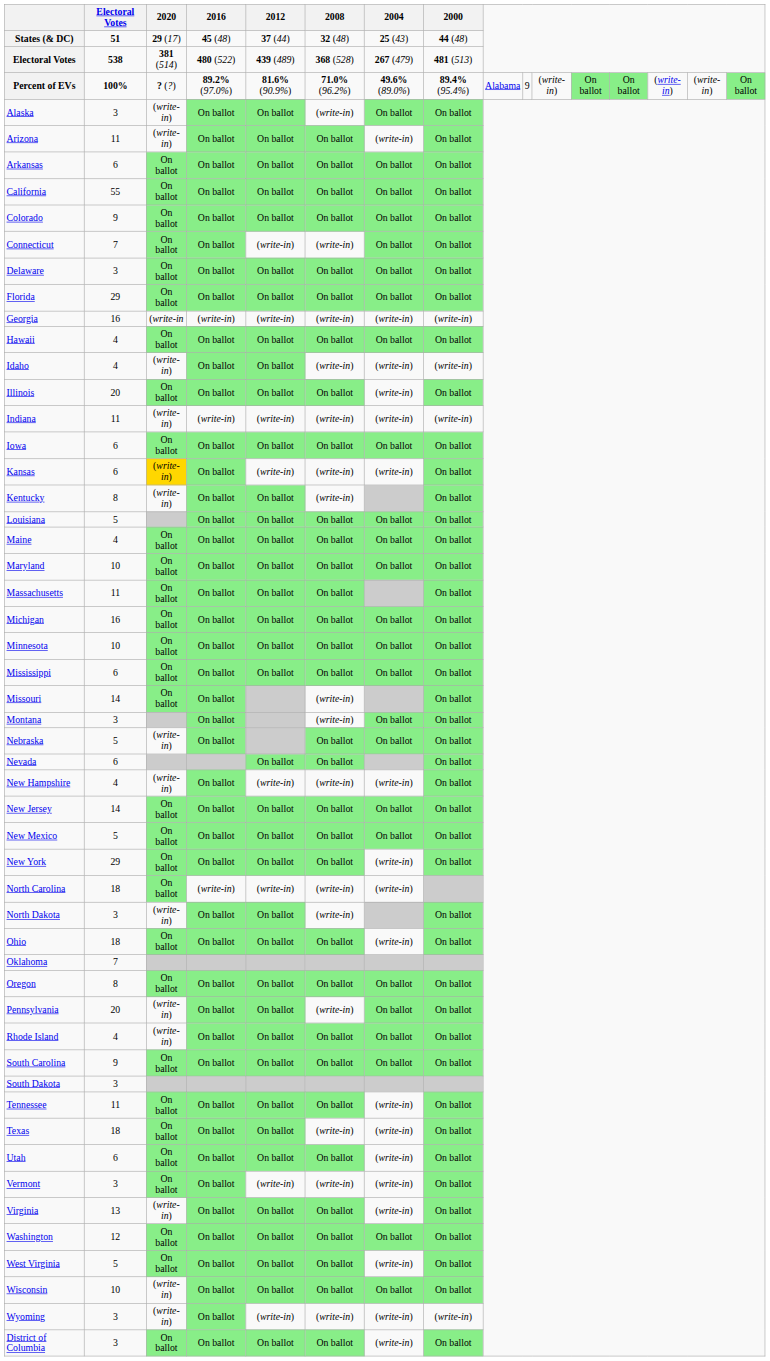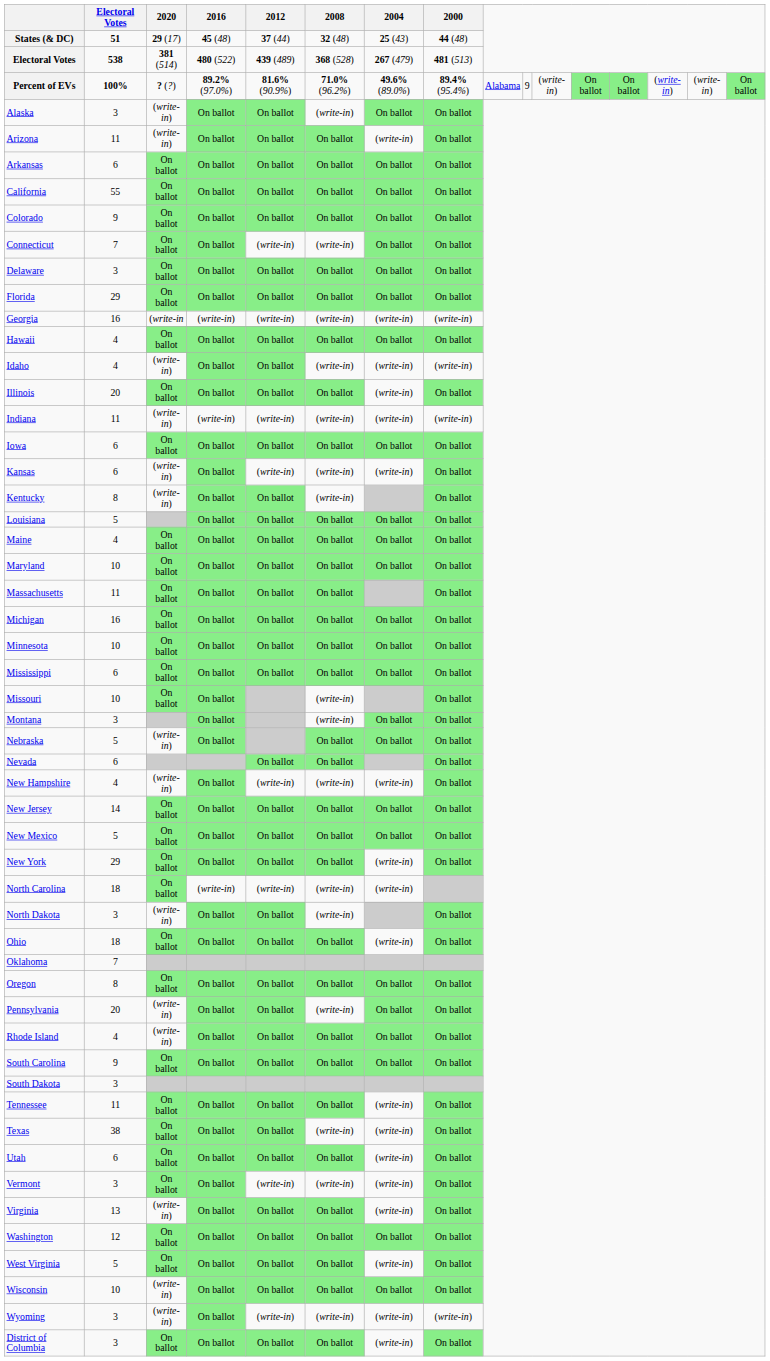(166, 472) gold background -> (166, 472) no background
(115, 699) 14 -> (115, 699) 10
(115, 1131) 18 -> (115, 1131) 38
